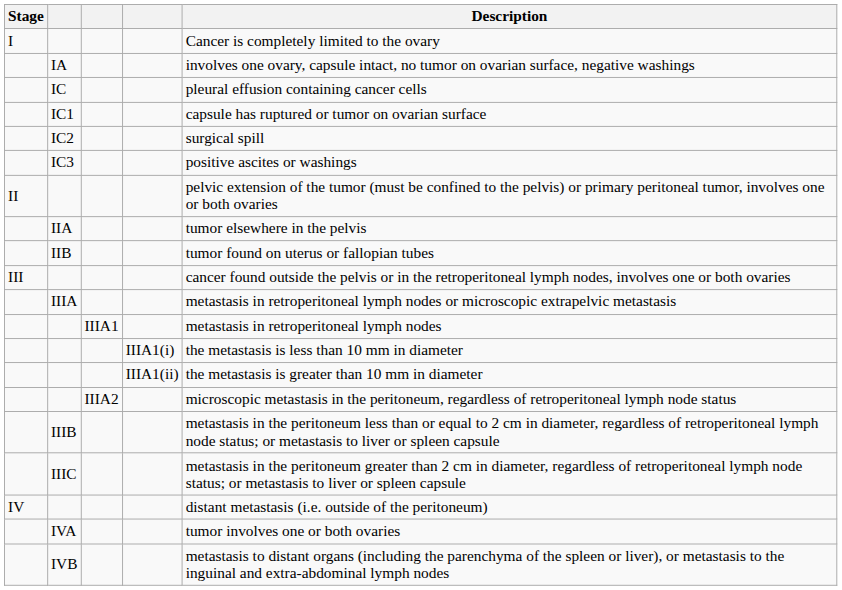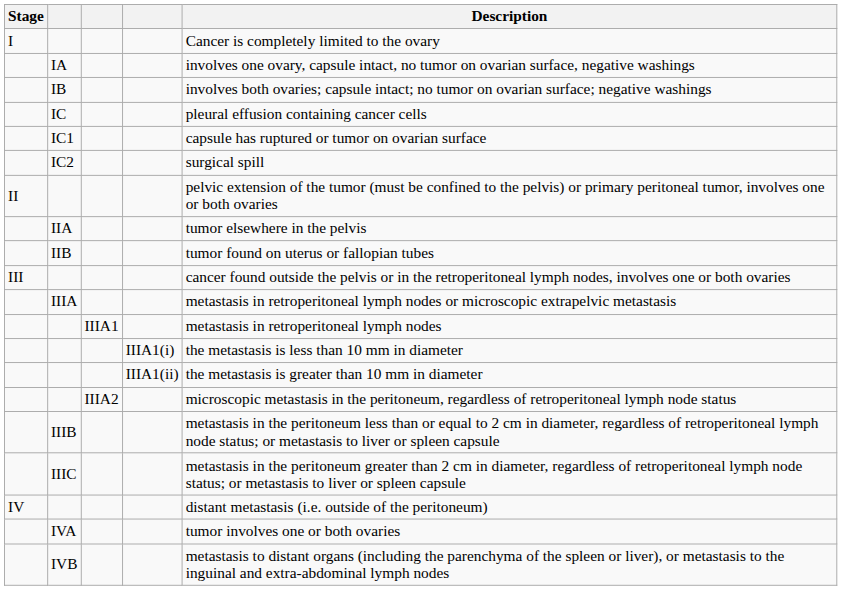+ row: (26, 90)
- row: (26, 163)
